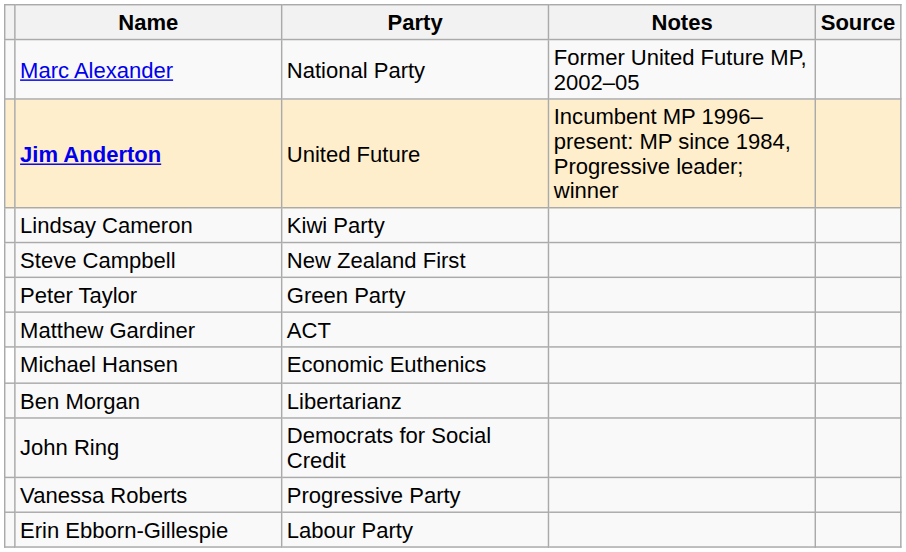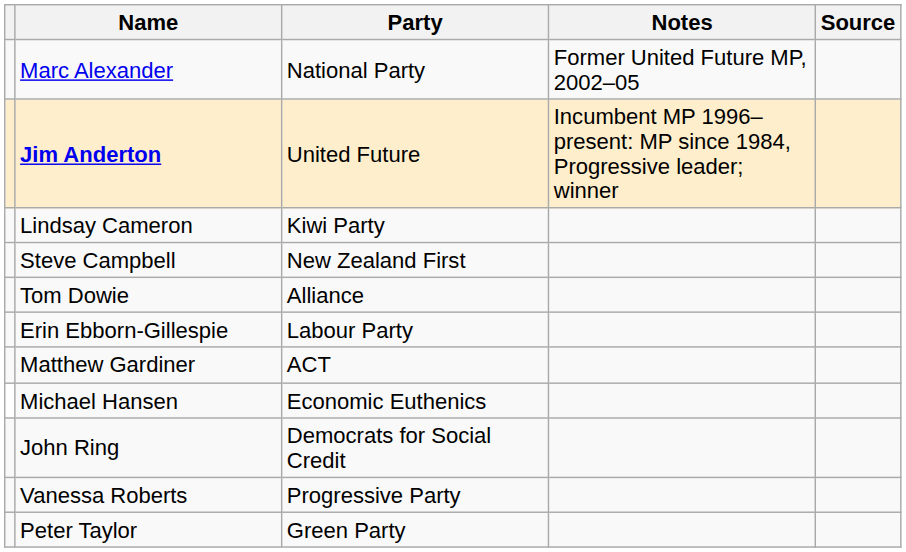+ row: (75, 295)
rows swapped: (124, 529) <-> (79, 295)
- row: (80, 400)
